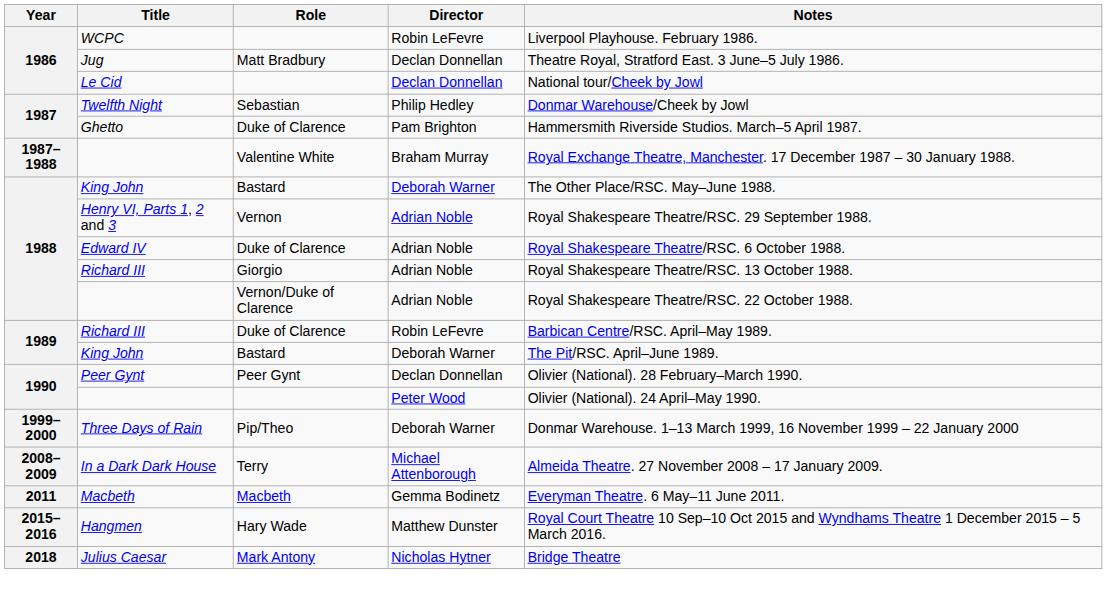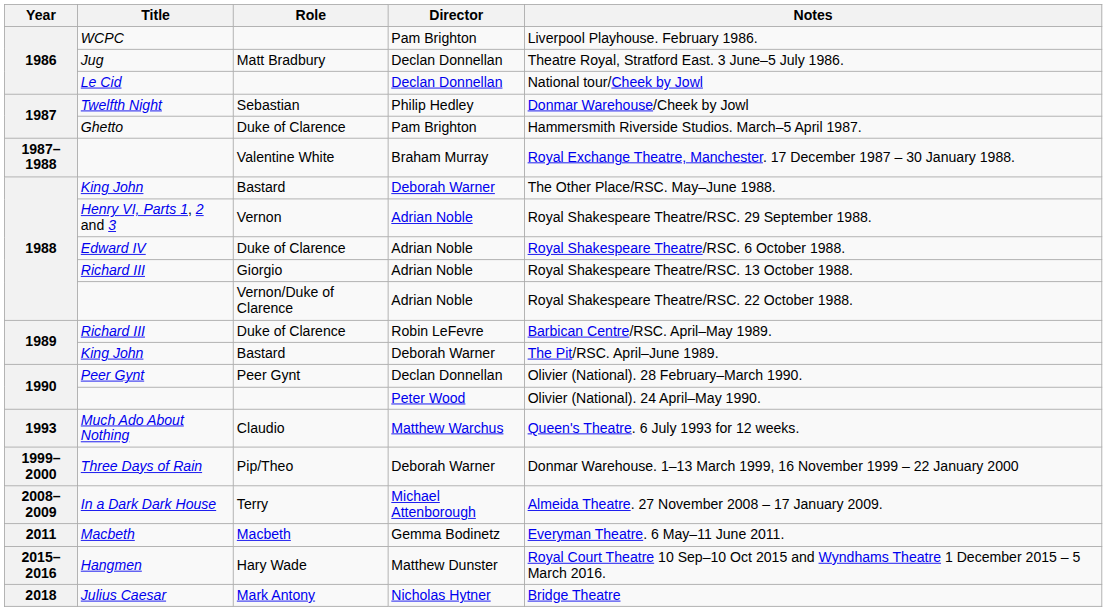(437, 37) Robin LeFevre -> (434, 37) Pam Brighton
+ row: (41, 428)
